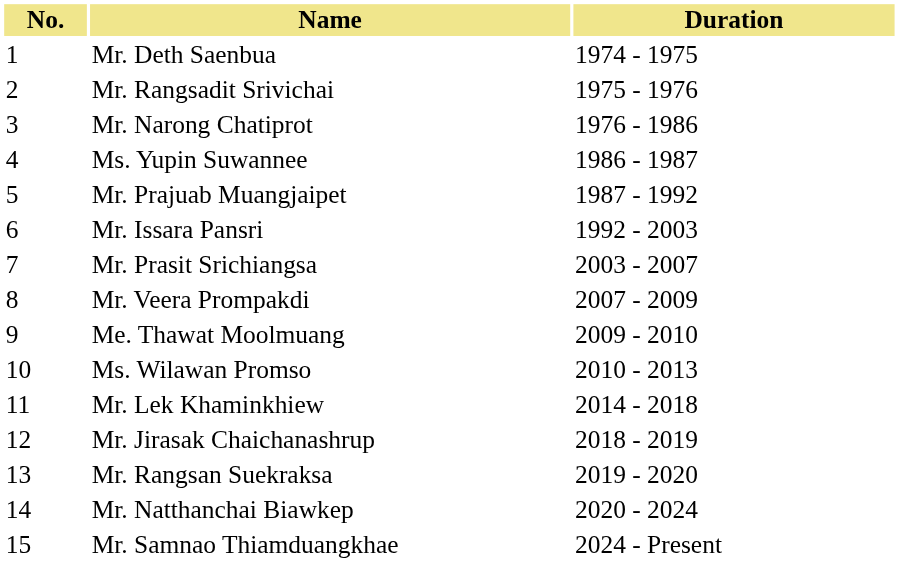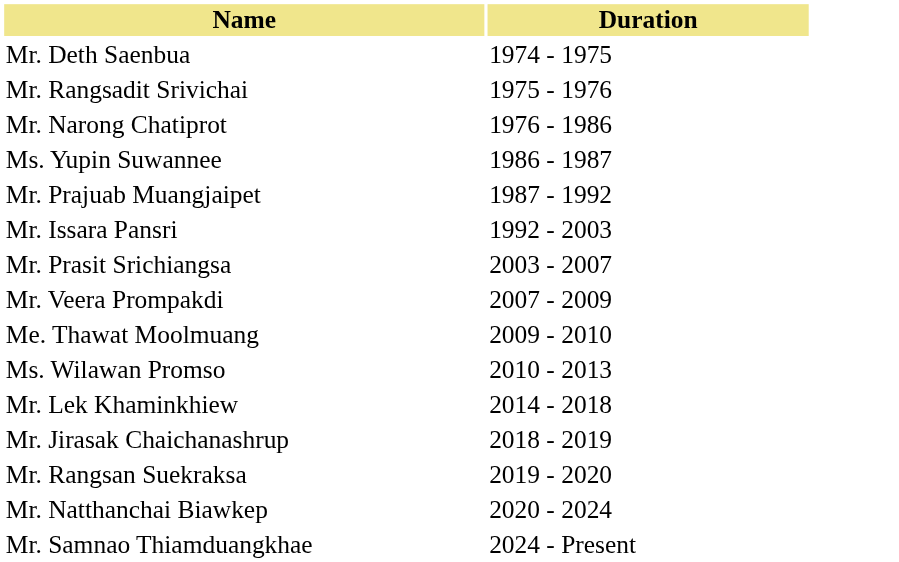- column: (46, 19)
